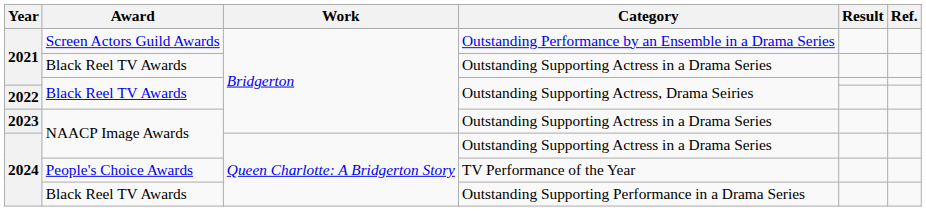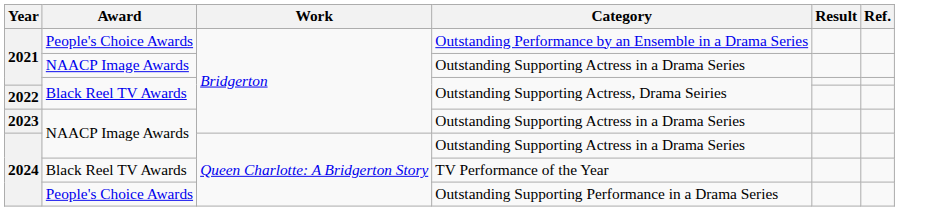(133, 41) Screen Actors Guild Awards -> (119, 41) People's Choice Awards
(116, 65) Black Reel TV Awards -> (117, 65) NAACP Image Awards
(119, 169) People's Choice Awards -> (116, 169) Black Reel TV Awards
(116, 194) Black Reel TV Awards -> (119, 194) People's Choice Awards
